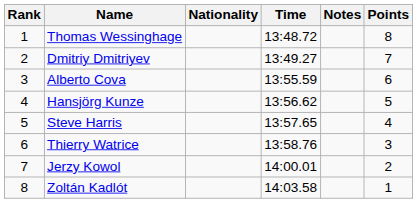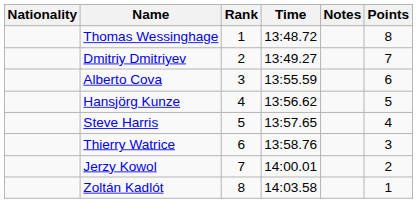columns swapped: (24, 15) <-> (223, 15)
